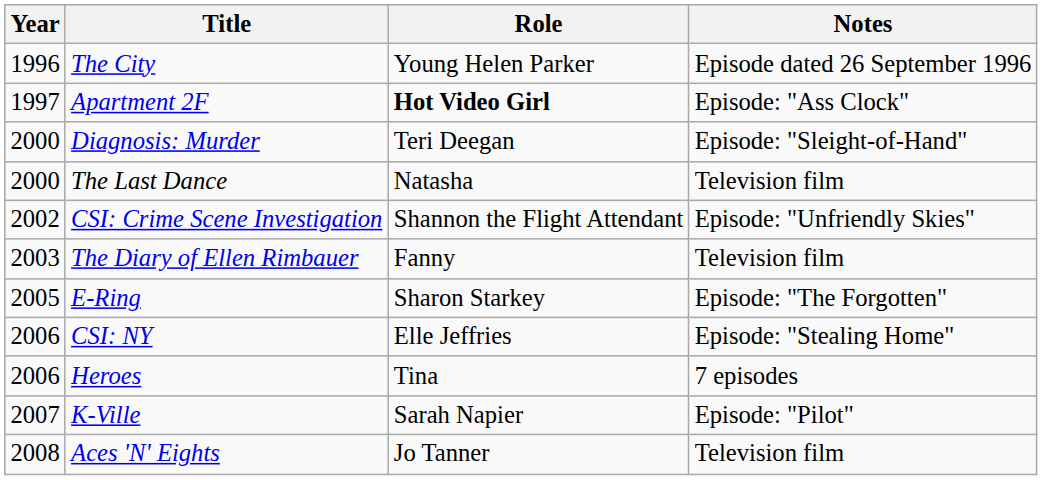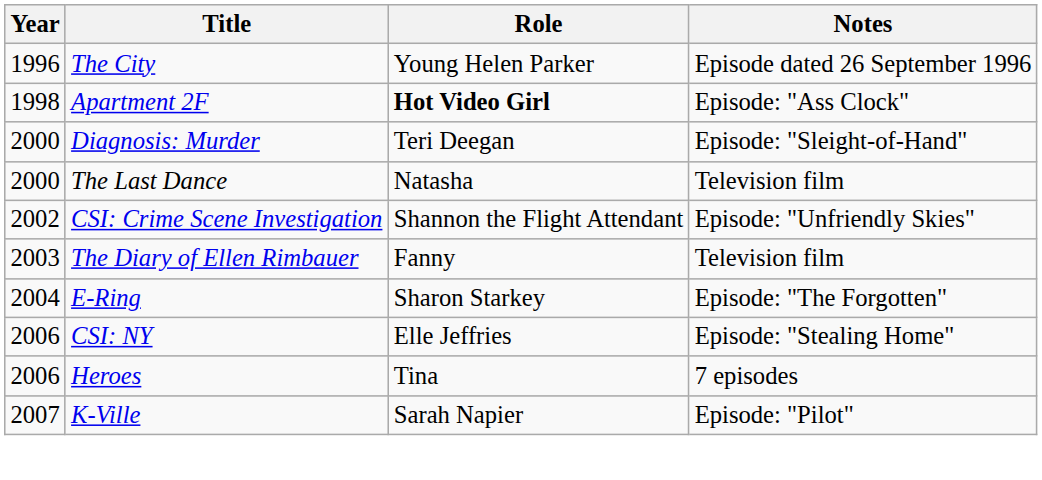(35, 102) 1997 -> (35, 102) 1998
(35, 297) 2005 -> (35, 297) 2004
- row: (145, 453)
